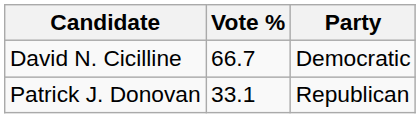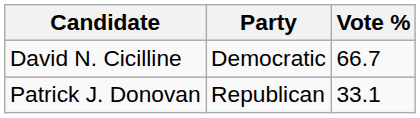columns swapped: (353, 22) <-> (248, 22)
